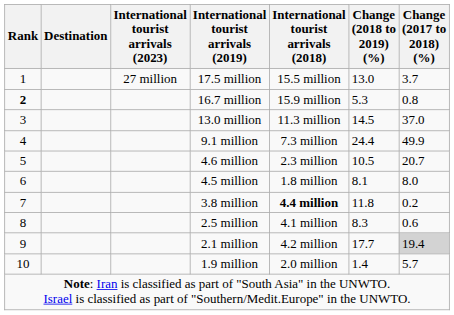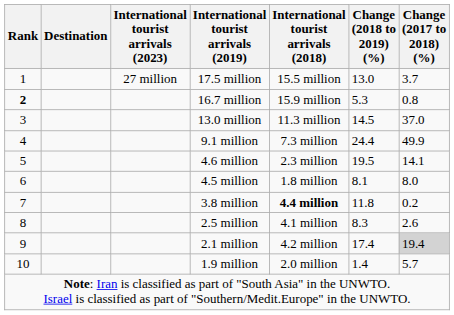(363, 161) 10.5 -> (363, 161) 19.5
(413, 161) 20.7 -> (413, 161) 14.1
(410, 222) 0.6 -> (410, 222) 2.6
(363, 243) 17.7 -> (363, 243) 17.4
